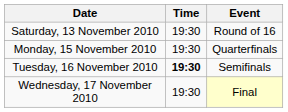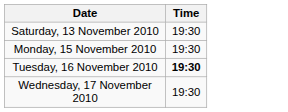- column: (245, 13)
